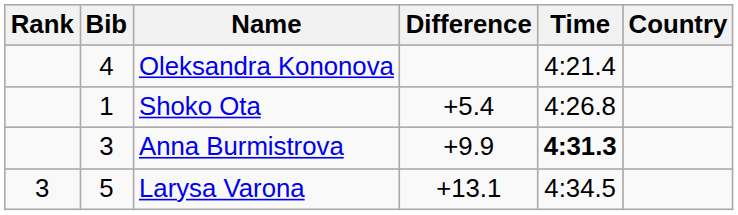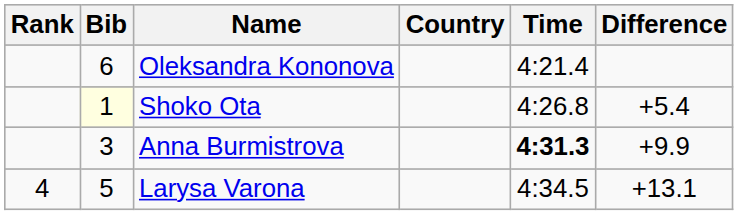columns swapped: (678, 24) <-> (469, 24)
(106, 65) 4 -> (106, 65) 6
(106, 106) no background -> (106, 106) lightyellow background
(42, 188) 3 -> (42, 188) 4
